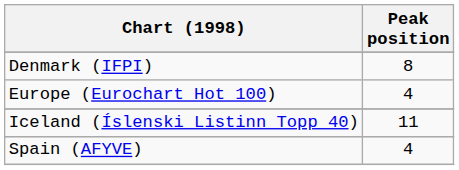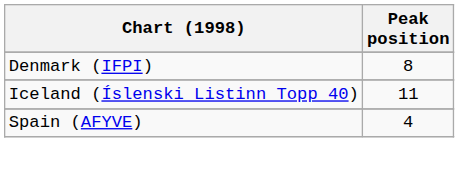- row: (143, 94)
